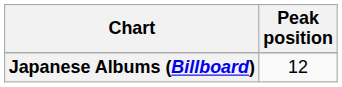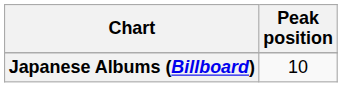(298, 67) 12 -> (298, 67) 10
